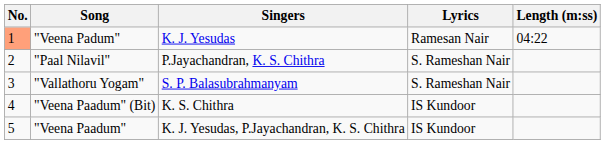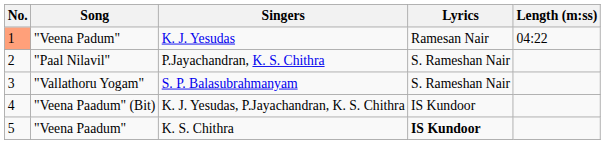(198, 106) K. S. Chithra -> (283, 106) K. J. Yesudas, P.Jayachandran, K. S. Chithra
(283, 128) K. J. Yesudas, P.Jayachandran, K. S. Chithra -> (198, 128) K. S. Chithra
(443, 128) normal -> (446, 128) bold
